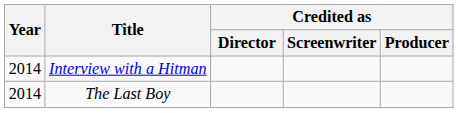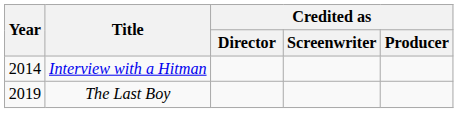(25, 94) 2014 -> (25, 94) 2019
